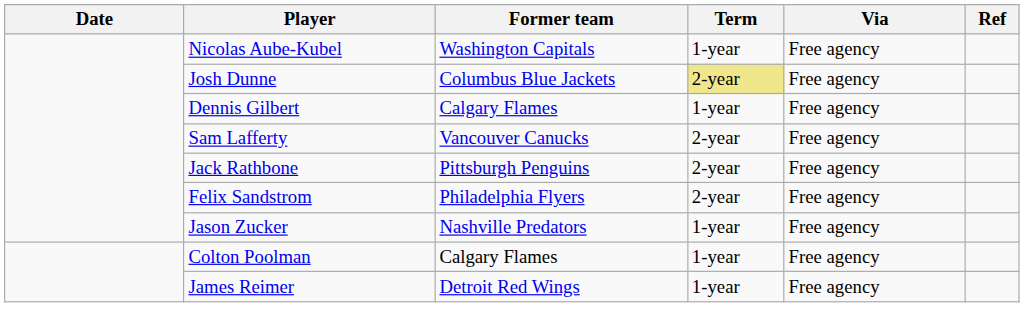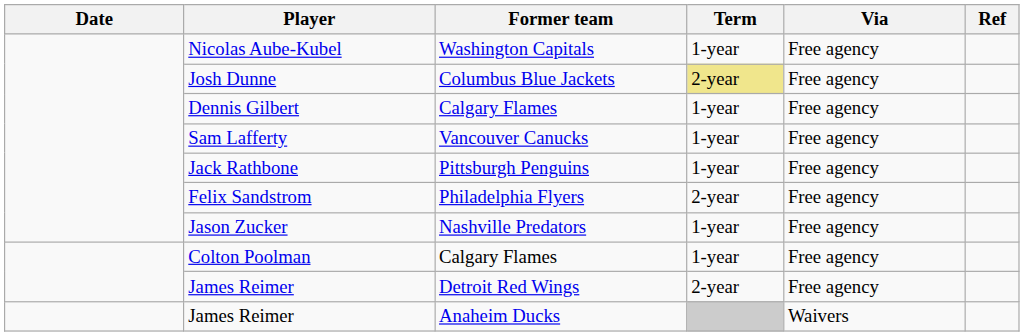(716, 138) 2-year -> (715, 138) 1-year
(716, 167) 2-year -> (715, 167) 1-year
(716, 286) 1-year -> (715, 286) 2-year
+ row: (241, 316)
